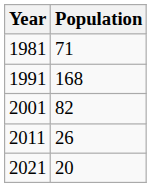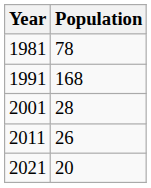(64, 49) 71 -> (64, 49) 78
(64, 108) 82 -> (64, 108) 28
